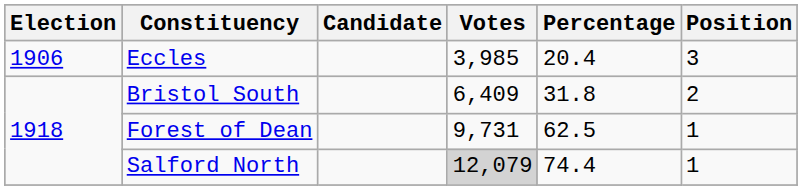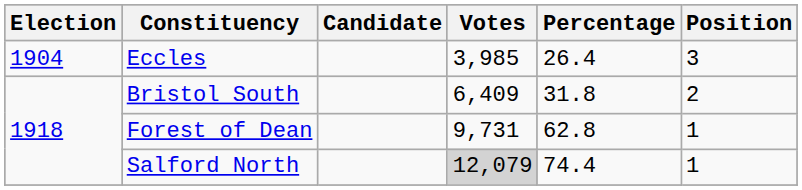(37, 59) 1906 -> (37, 59) 1904
(569, 59) 20.4 -> (569, 59) 26.4
(569, 131) 62.5 -> (569, 131) 62.8
